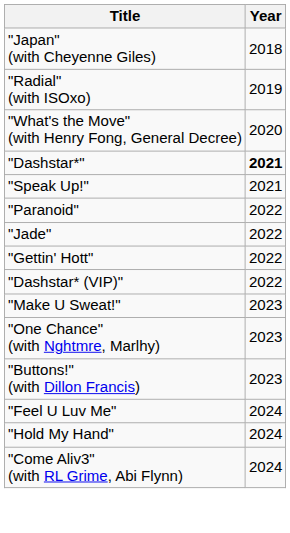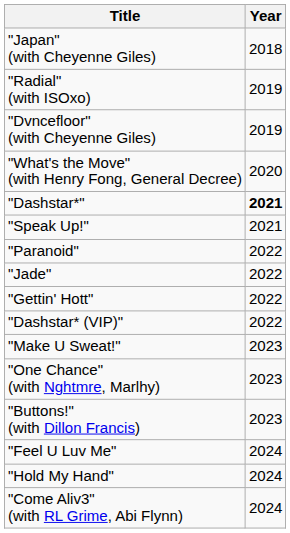+ row: (82, 130)
